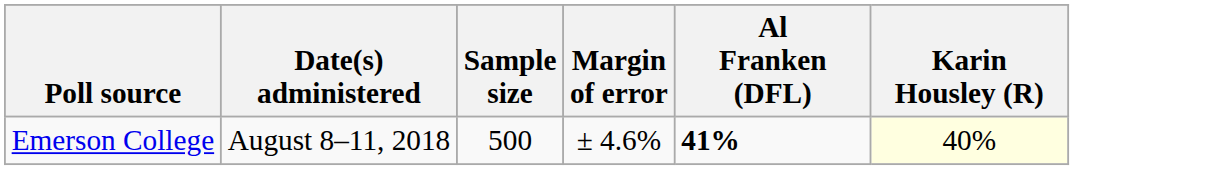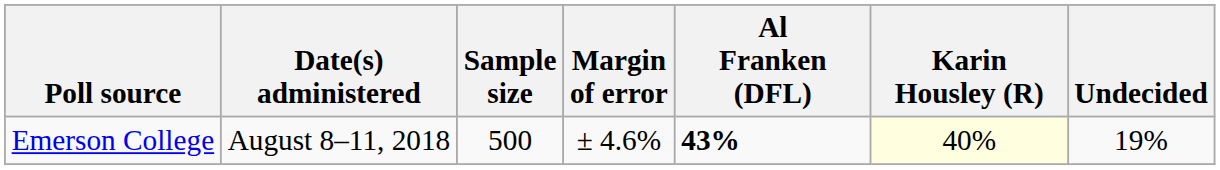+ column: (1141, 93)
(711, 140) 41% -> (711, 140) 43%
